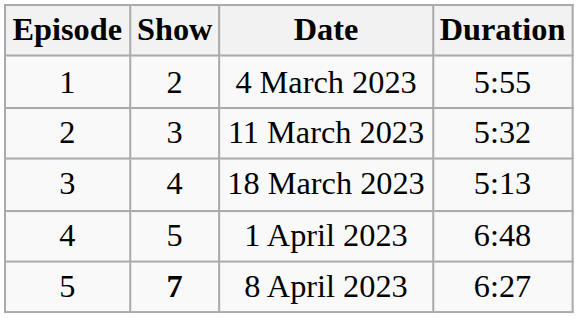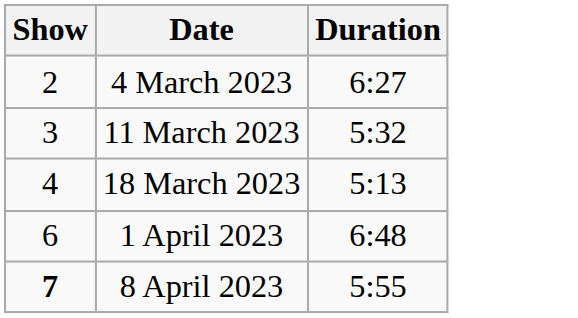- column: (67, 30)
(503, 81) 5:55 -> (378, 81) 6:27
(175, 235) 5 -> (50, 235) 6
(503, 286) 6:27 -> (378, 286) 5:55
